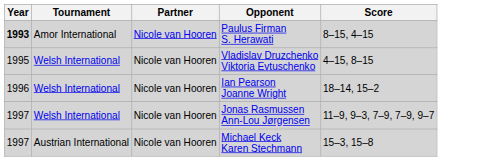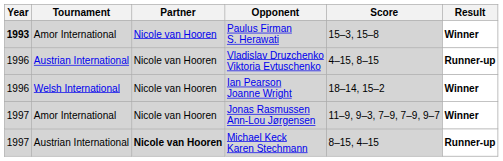+ column: (470, 13)
(348, 34) 8–15, 4–15 -> (354, 34) 15–3, 15–8
(18, 61) 1995 -> (18, 61) 1996
(77, 61) Welsh International -> (81, 61) Austrian International
(77, 116) Welsh International -> (75, 116) Amor International
(175, 143) normal -> (178, 143) bold
(348, 143) 15–3, 15–8 -> (354, 143) 8–15, 4–15
